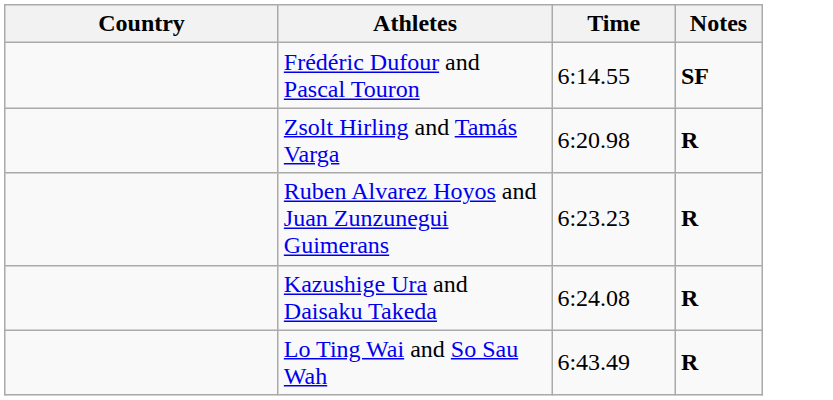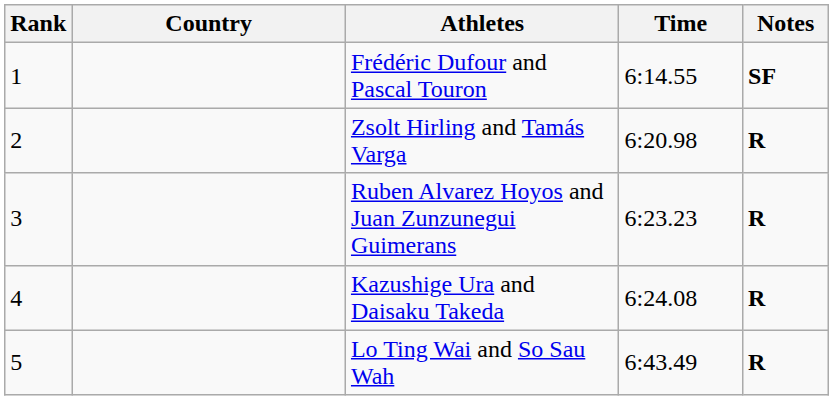+ column: (38, 23)
